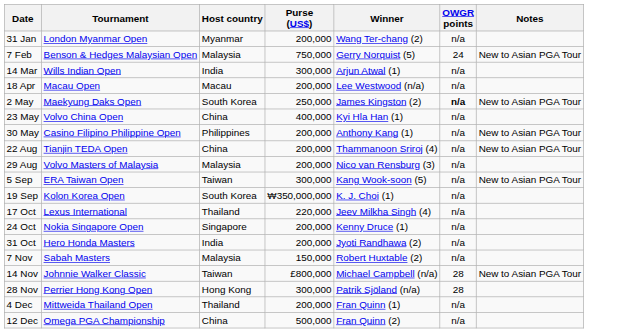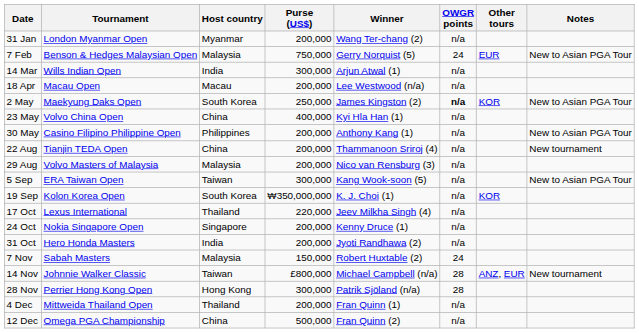+ column: (502, 18)
(530, 149) New to Asian PGA Tour -> (566, 149) New tournament
(458, 258) n/a -> (458, 258) 24
(530, 274) New to Asian PGA Tour -> (566, 274) New tournament
